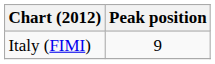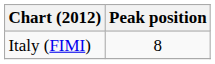(158, 44) 9 -> (158, 44) 8
